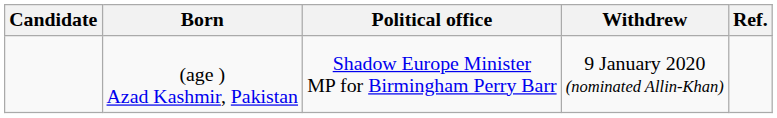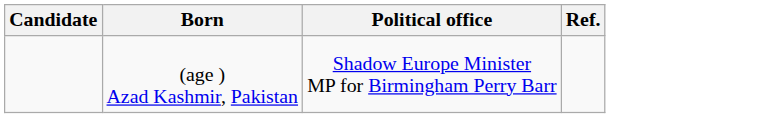- column: (645, 20)
